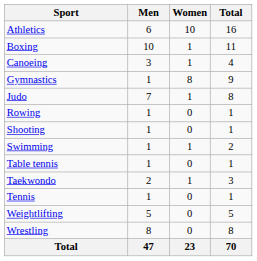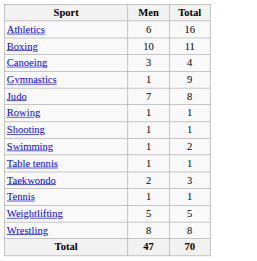- column: (190, 12)
